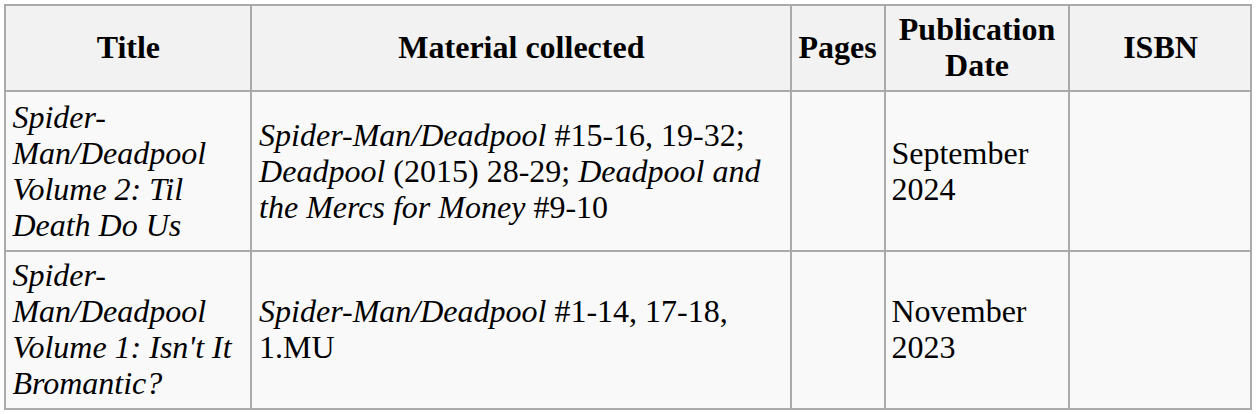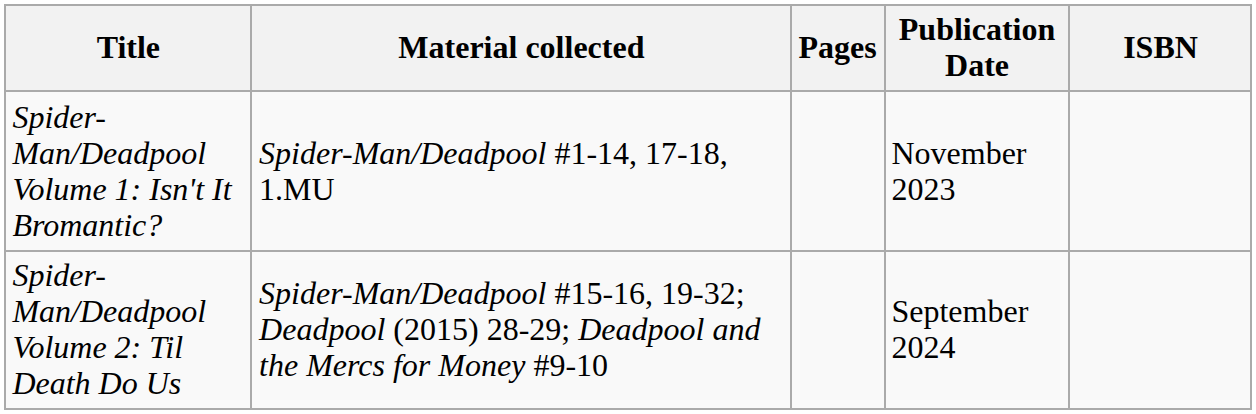rows swapped: (122, 329) <-> (109, 170)
